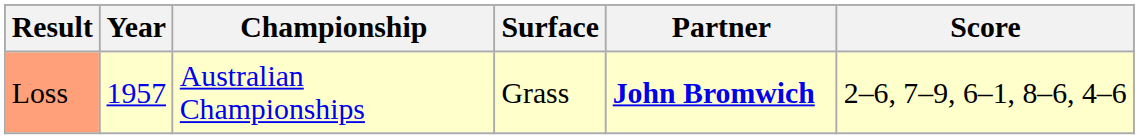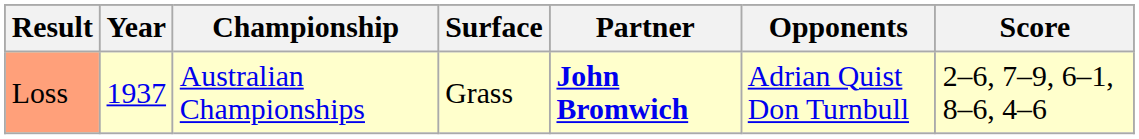+ column: (838, 28)
(136, 92) 1957 -> (136, 92) 1937
